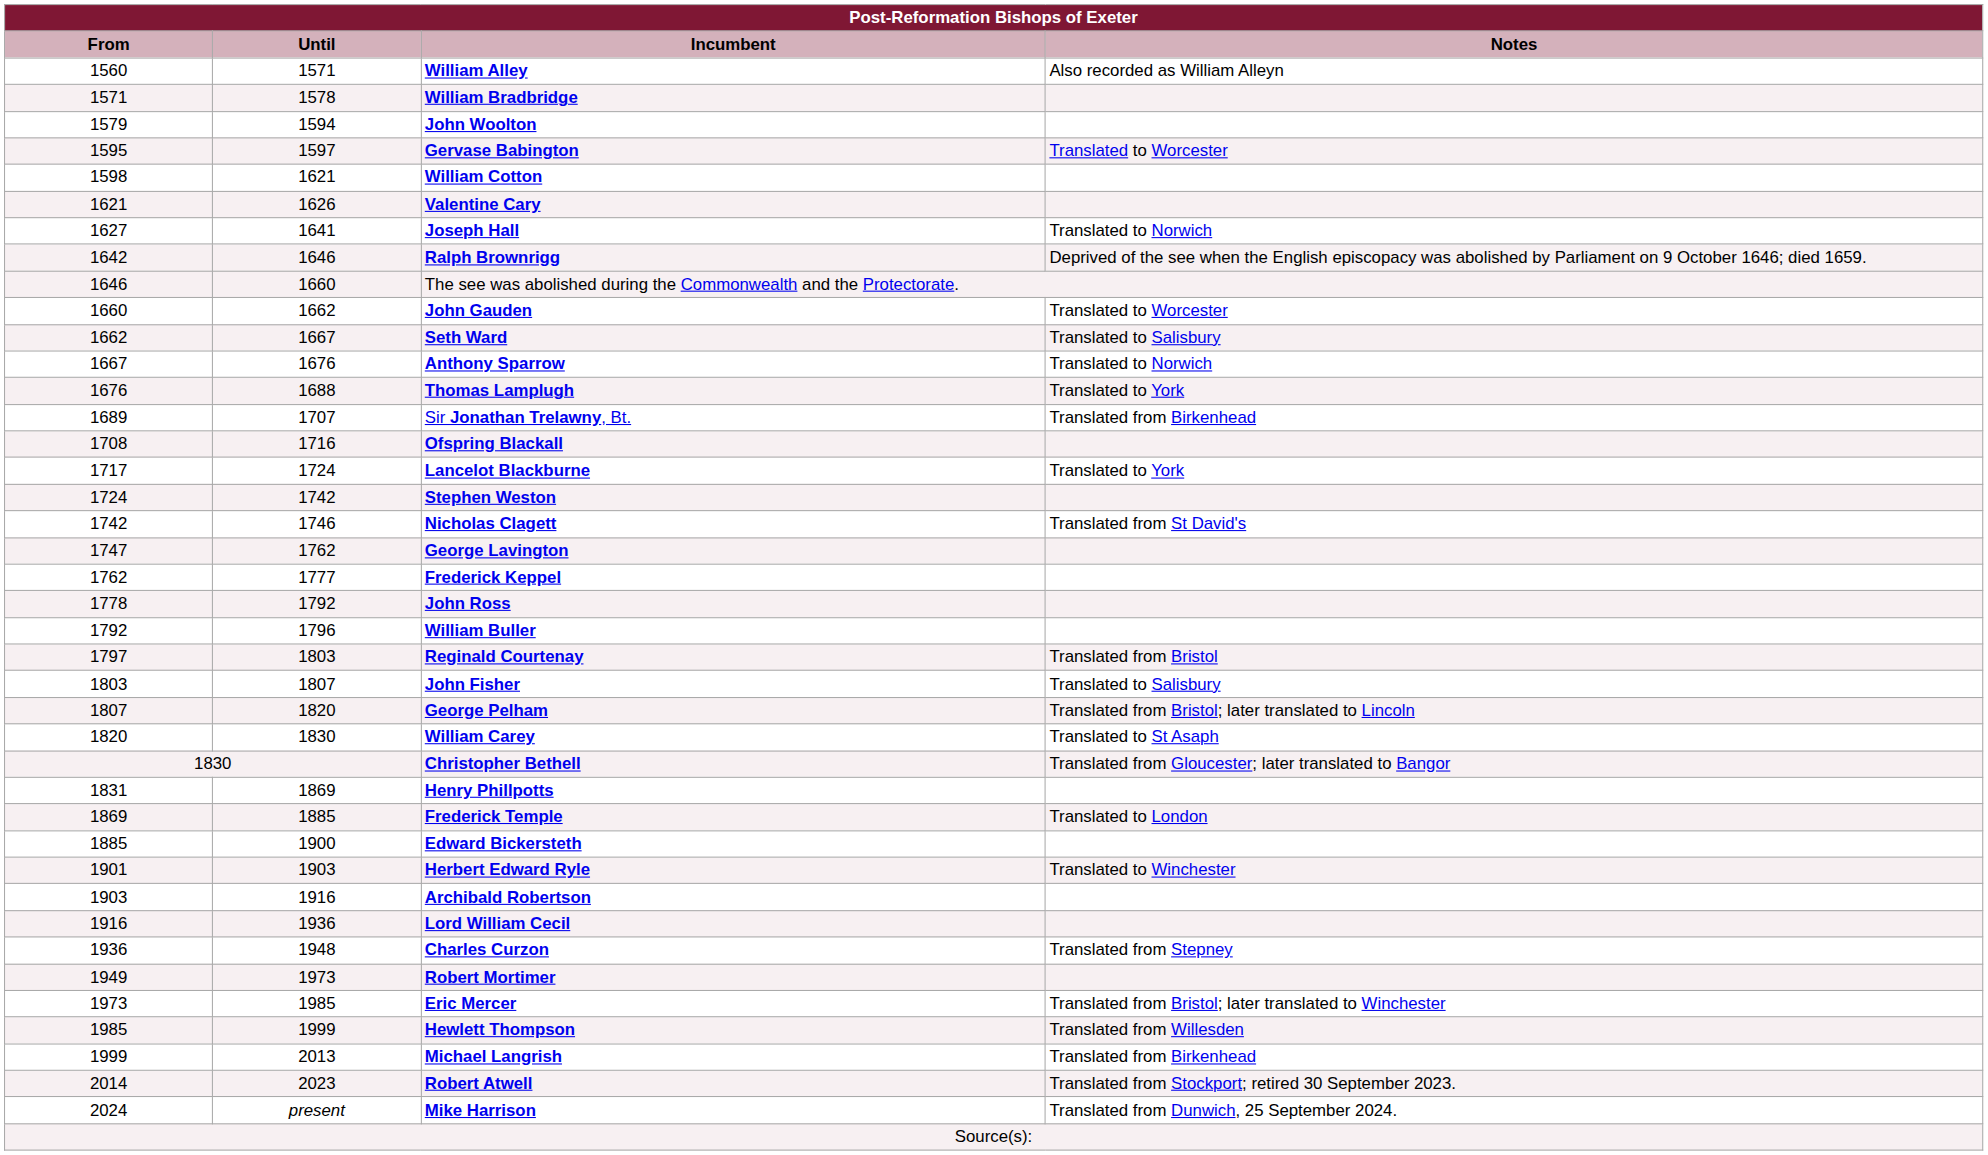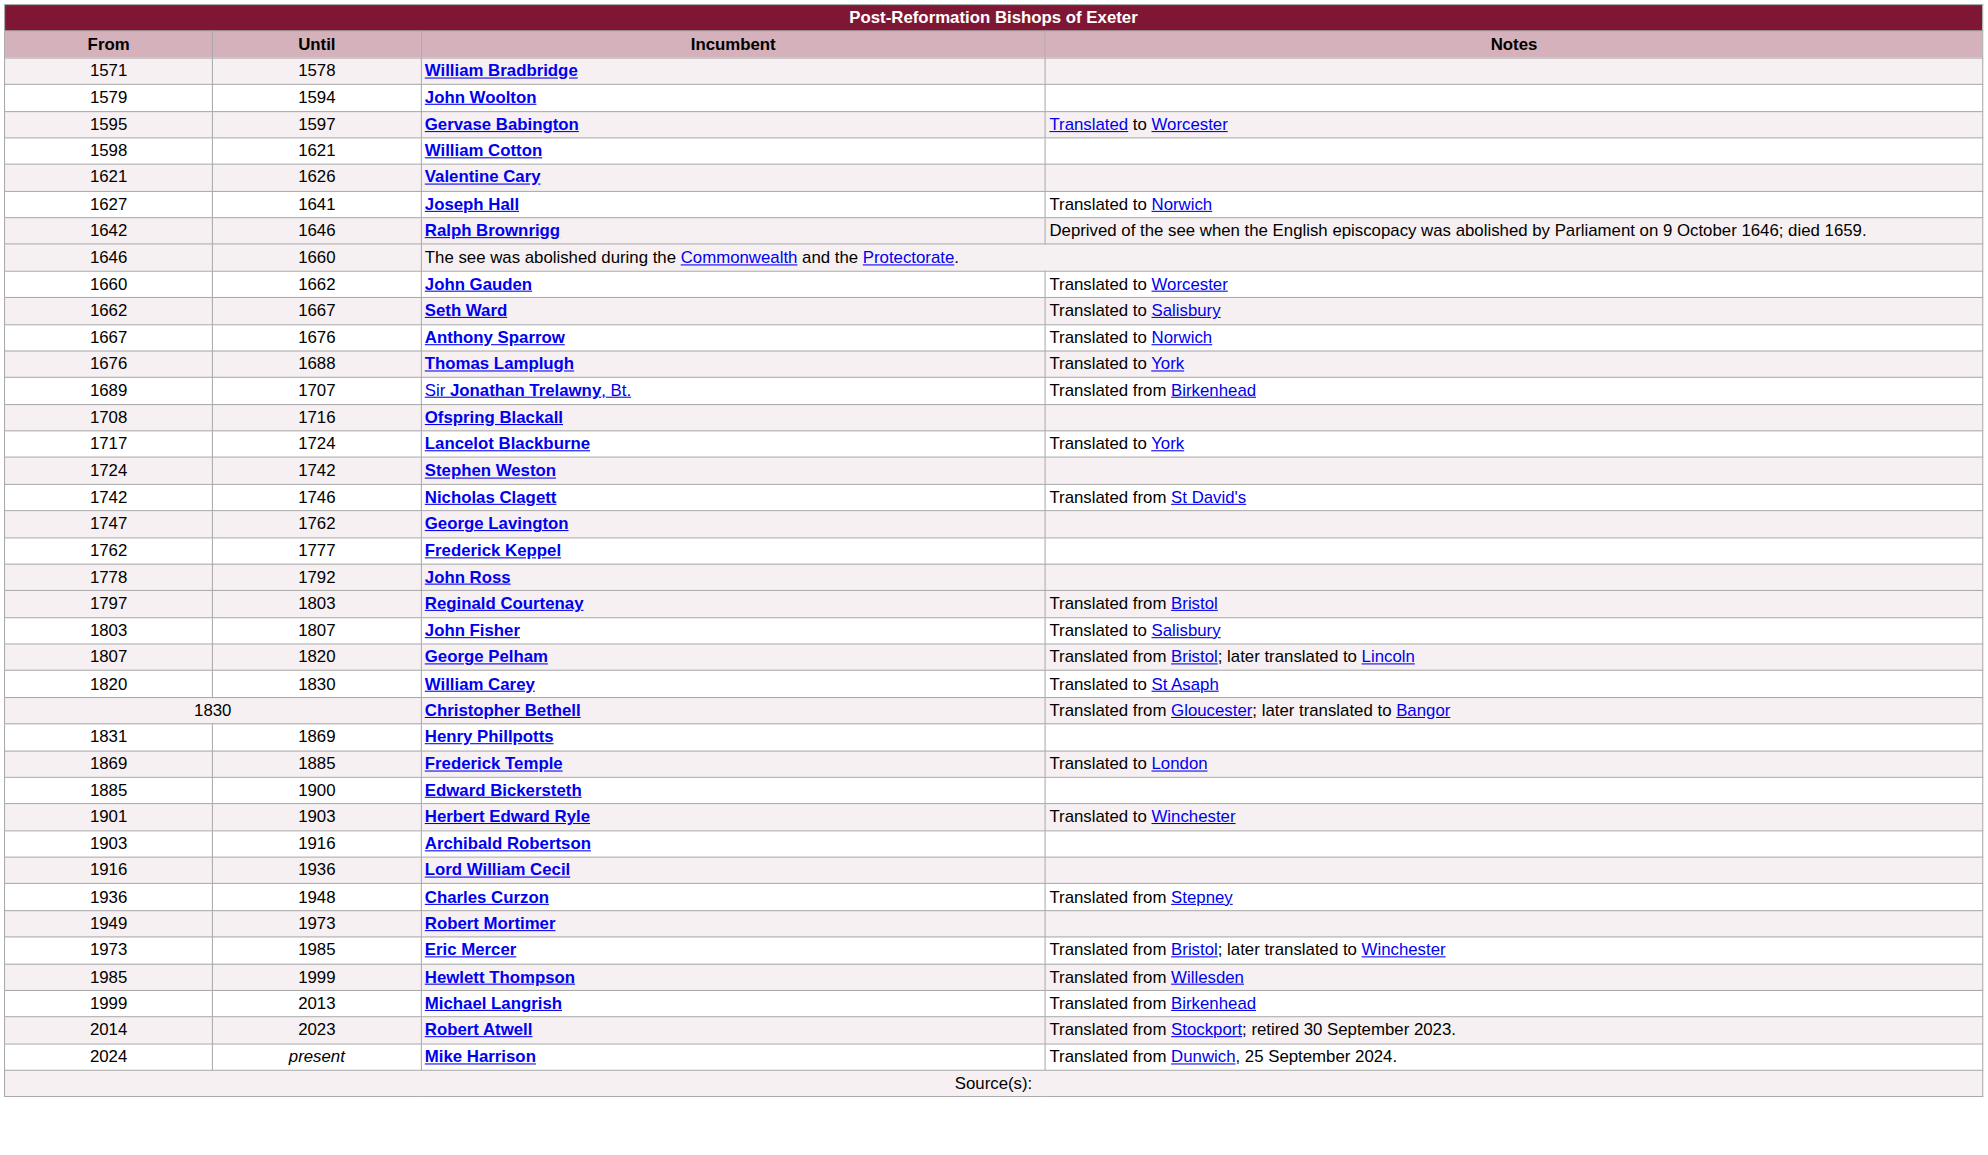- row: (476, 71)
- row: (480, 630)
